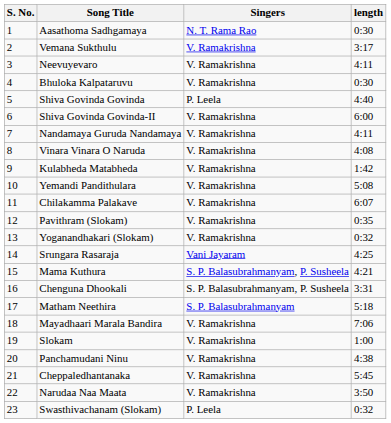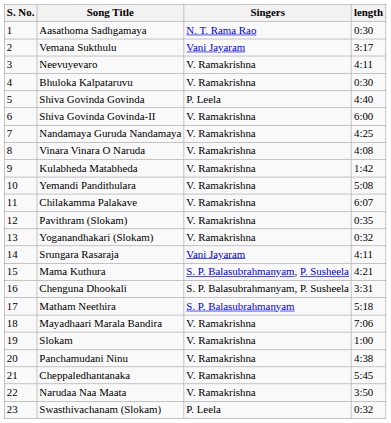(221, 47) V. Ramakrishna -> (216, 47) Vani Jayaram
(363, 133) 4:11 -> (364, 133) 4:25
(364, 254) 4:25 -> (363, 254) 4:11
